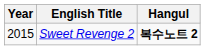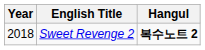(20, 34) 2015 -> (20, 34) 2018
